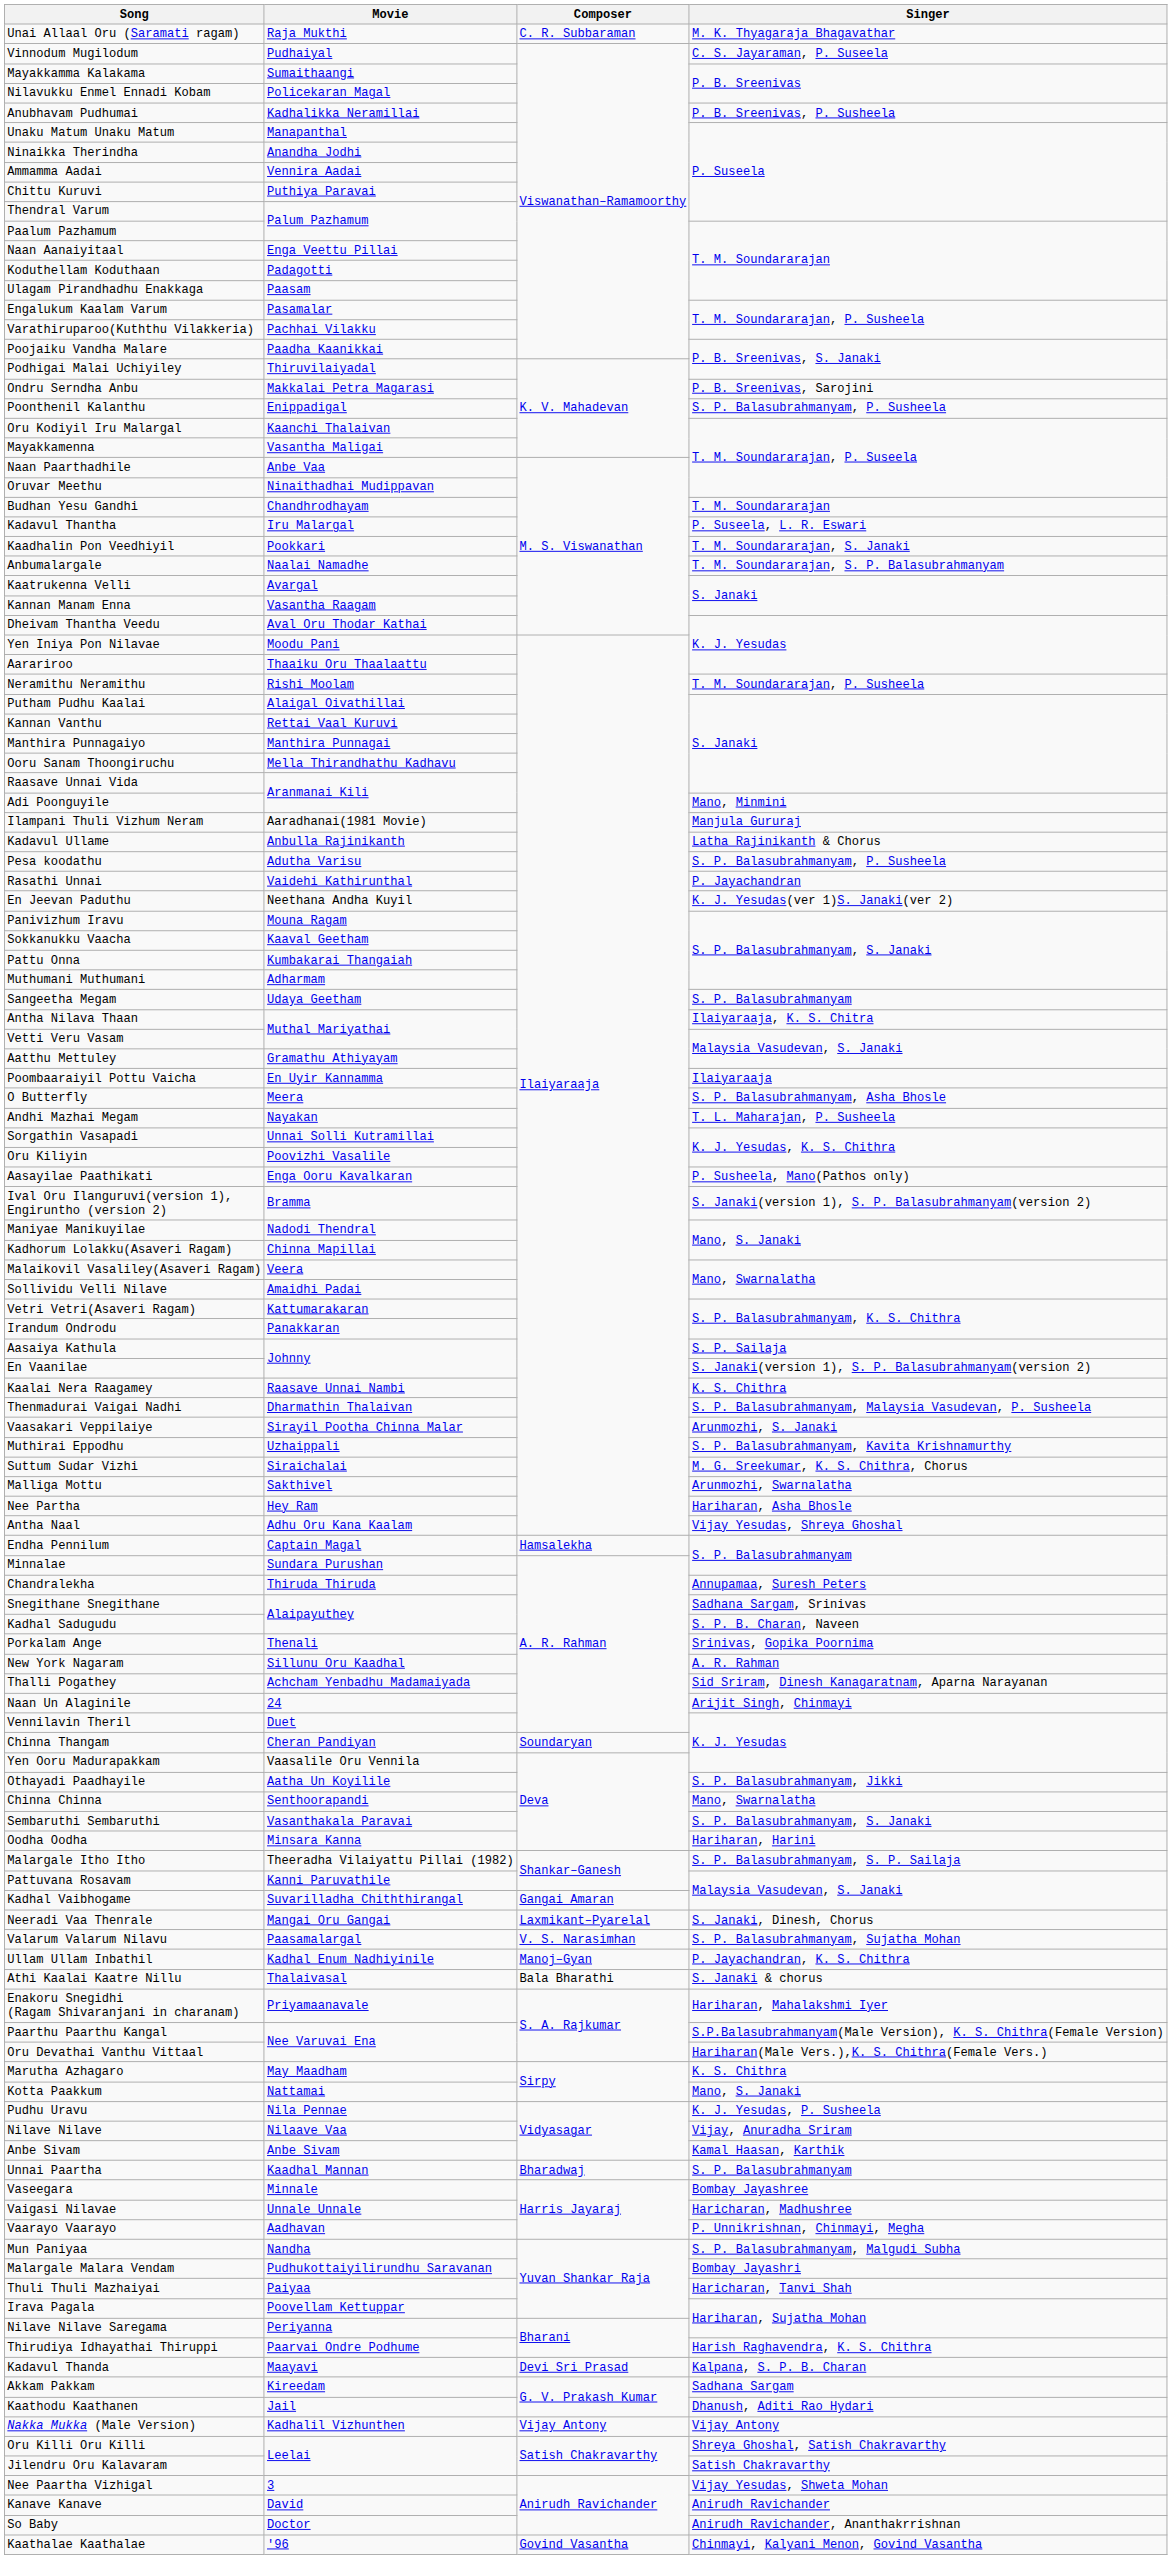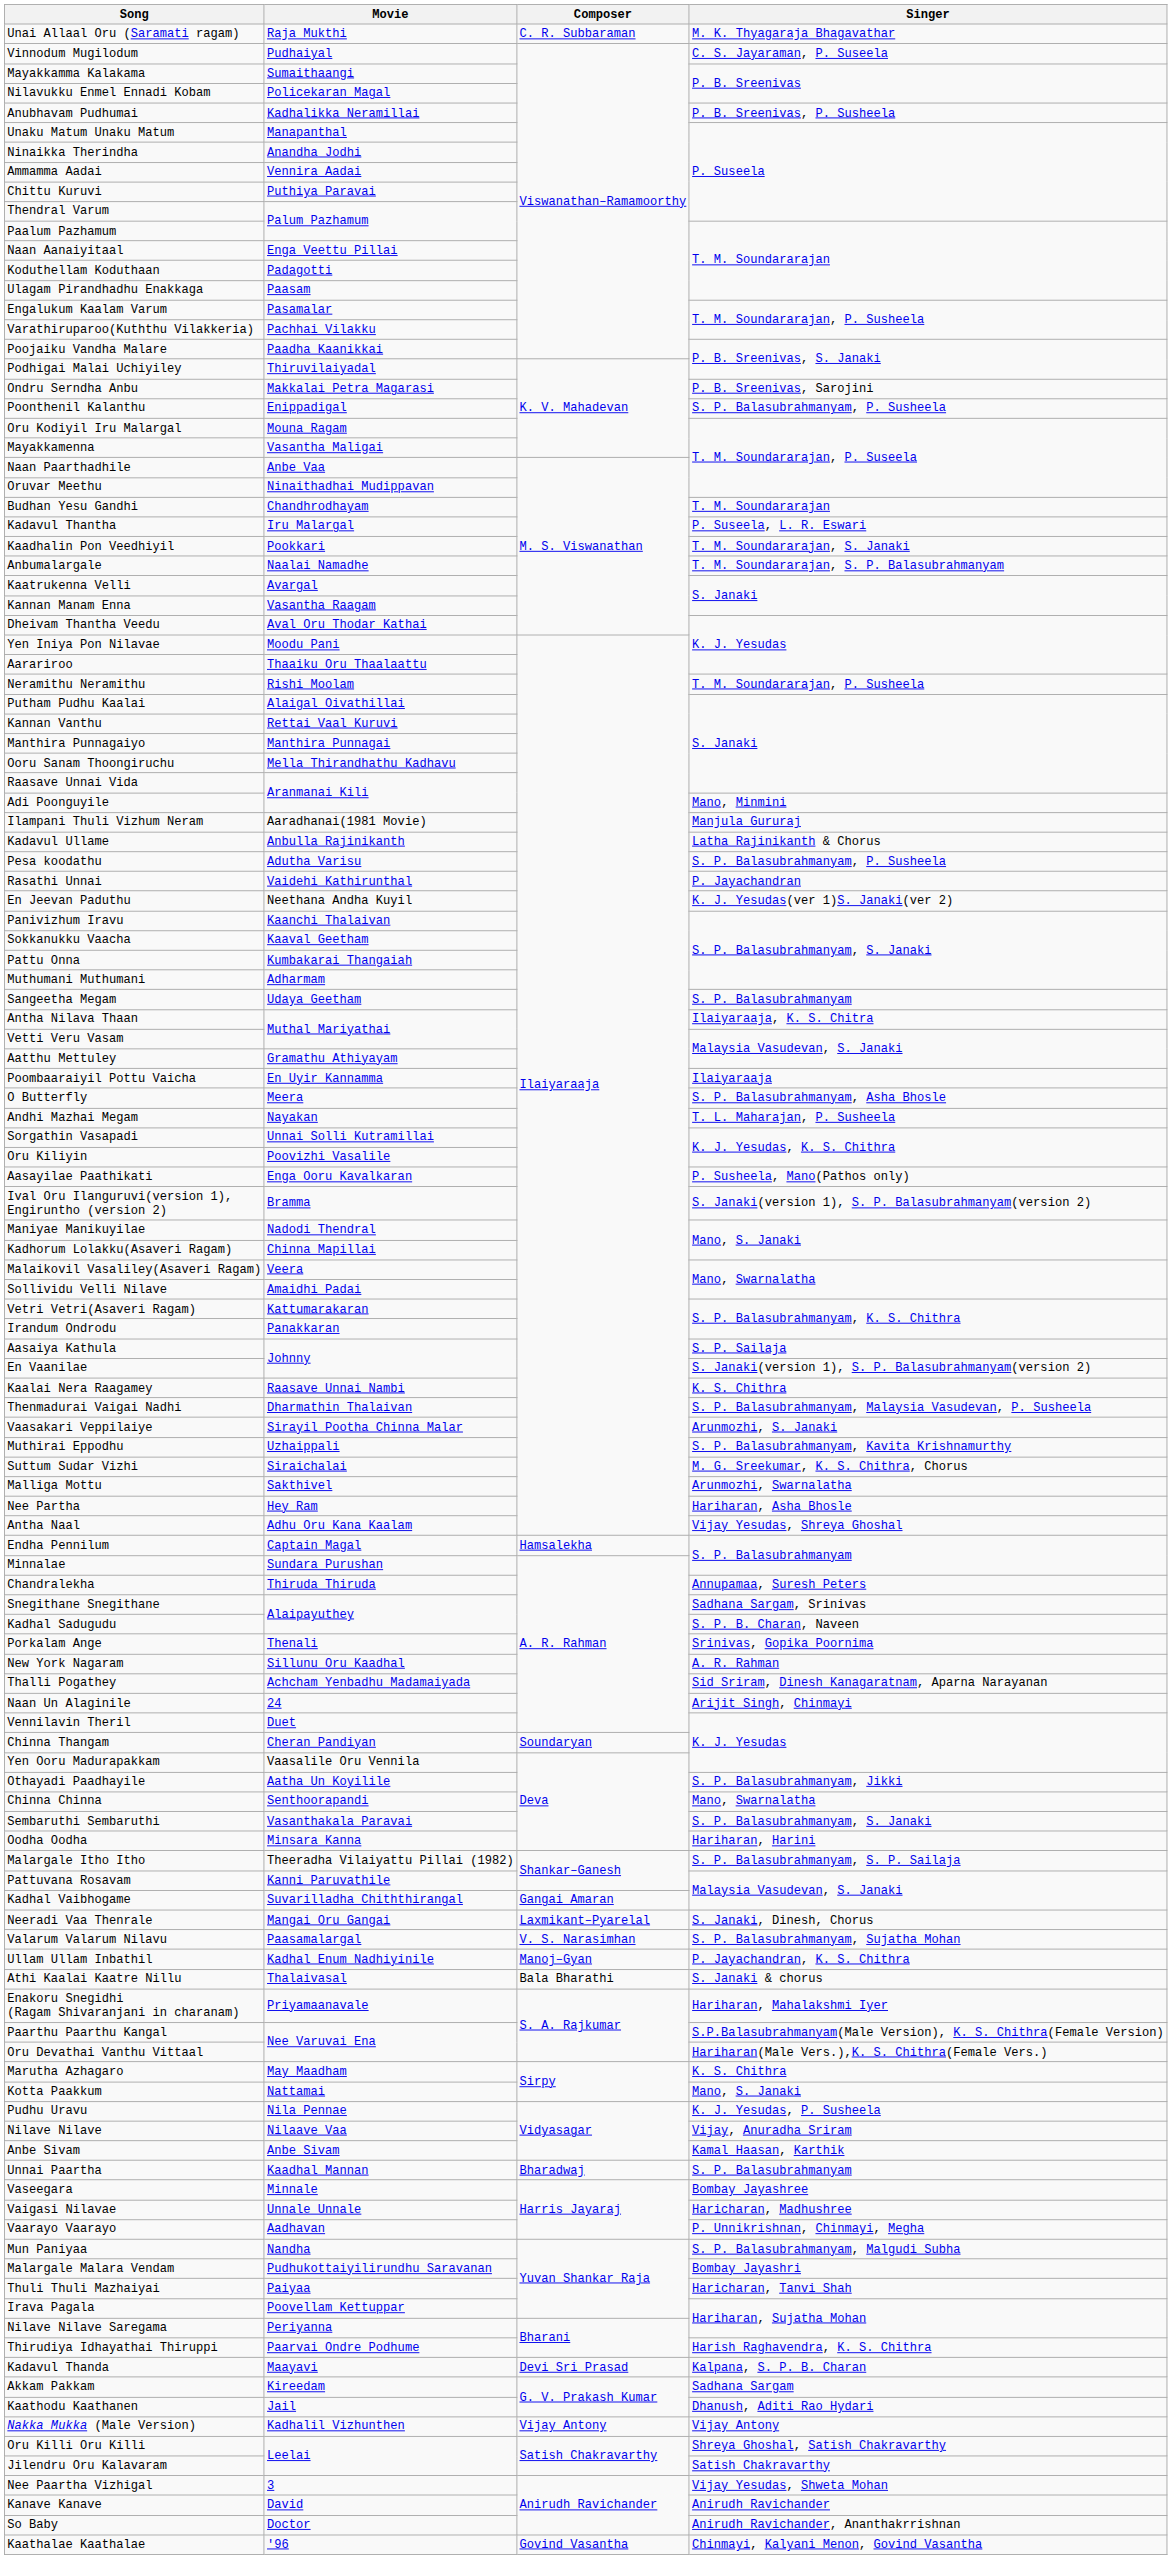(329, 428) Kaanchi Thalaivan -> (307, 428) Mouna Ragam
(307, 921) Mouna Ragam -> (329, 921) Kaanchi Thalaivan
